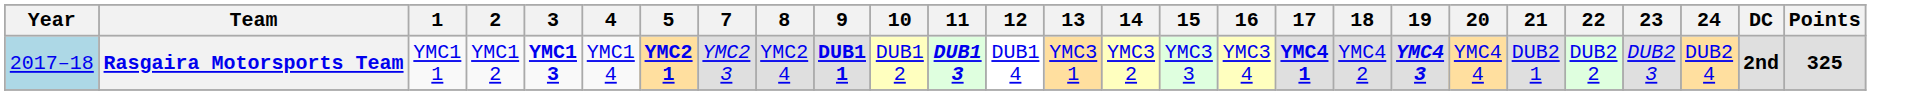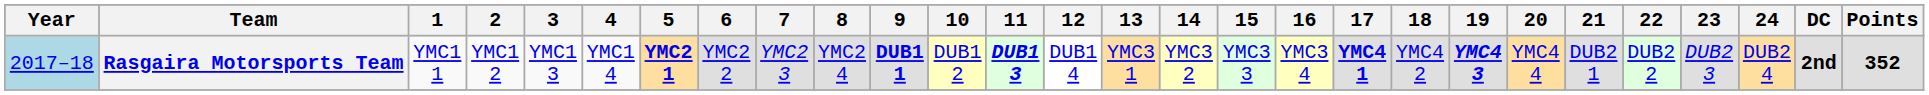+ column: (726, 21)
(553, 63) bold -> (553, 63) normal
(1825, 63) 325 -> (1882, 63) 352
